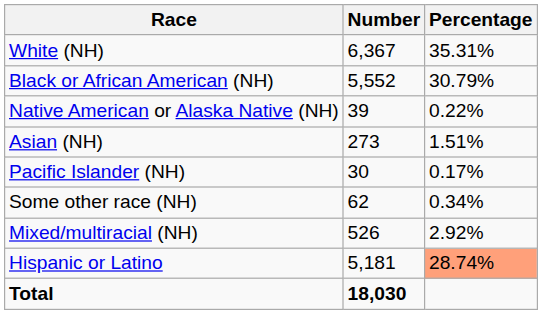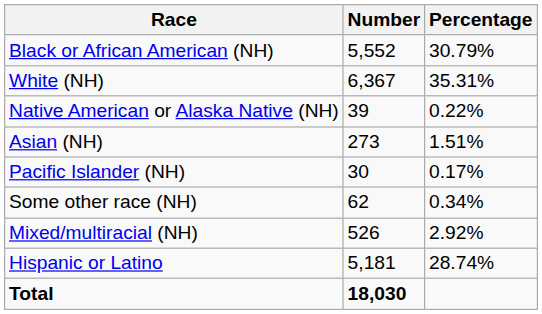rows swapped: (57, 50) <-> (141, 80)
(462, 263) lightsalmon background -> (462, 263) no background
